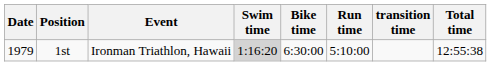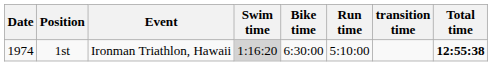(21, 50) 1979 -> (21, 50) 1974
(460, 50) normal -> (460, 50) bold
